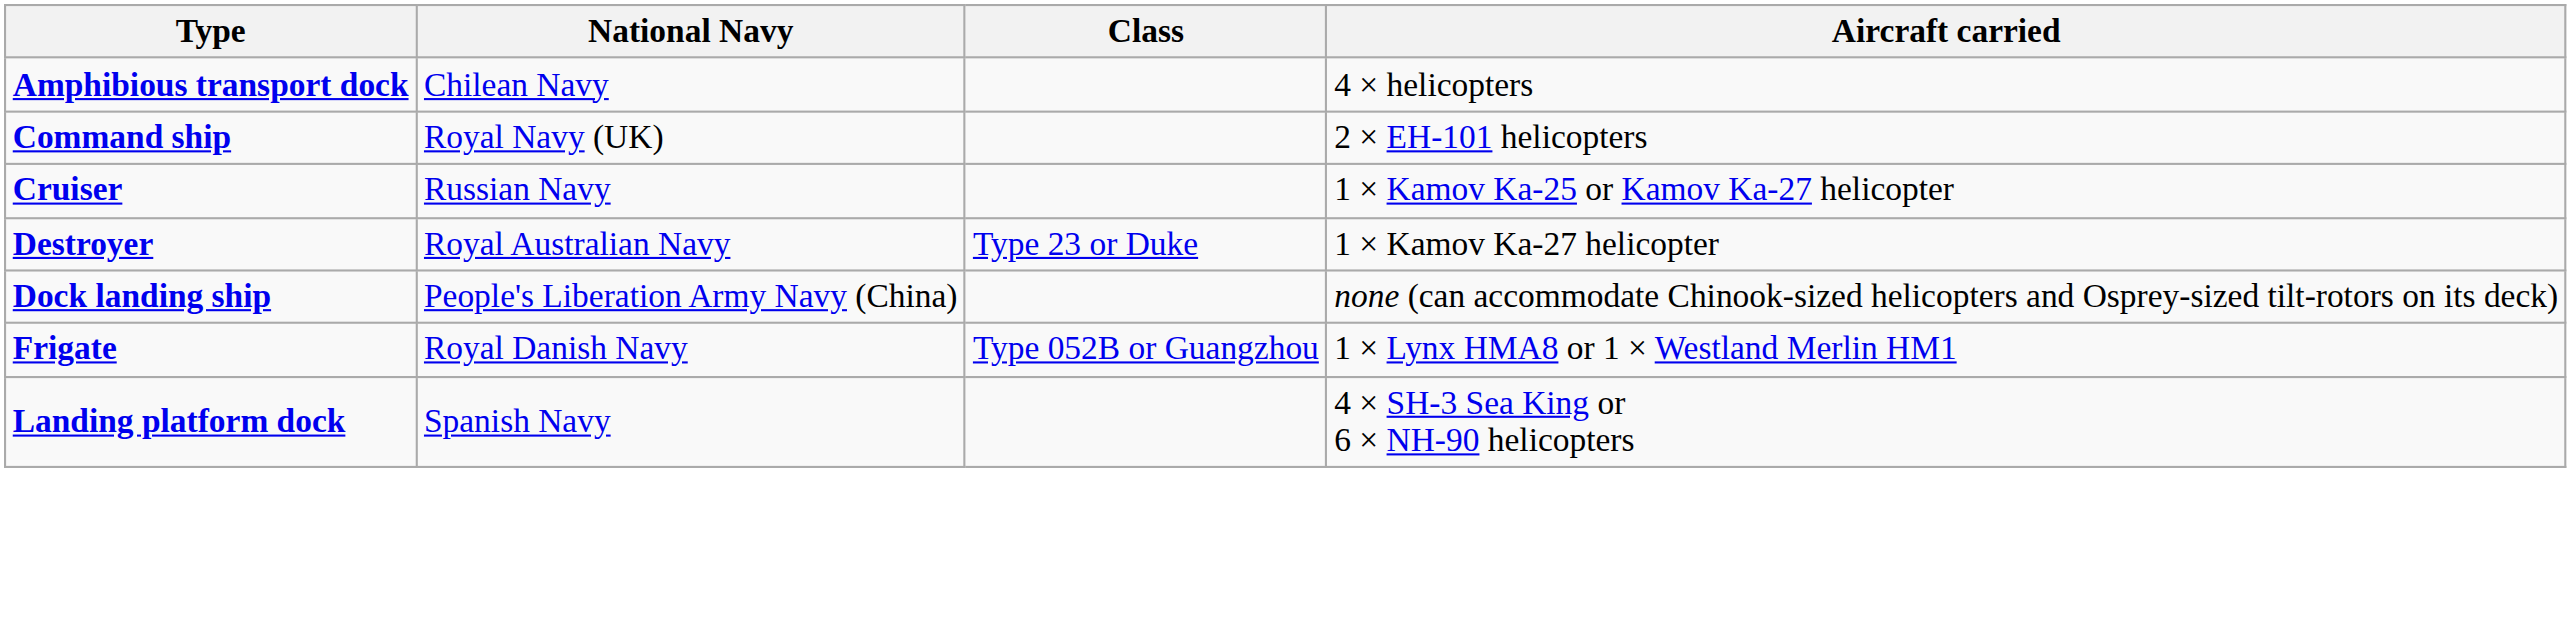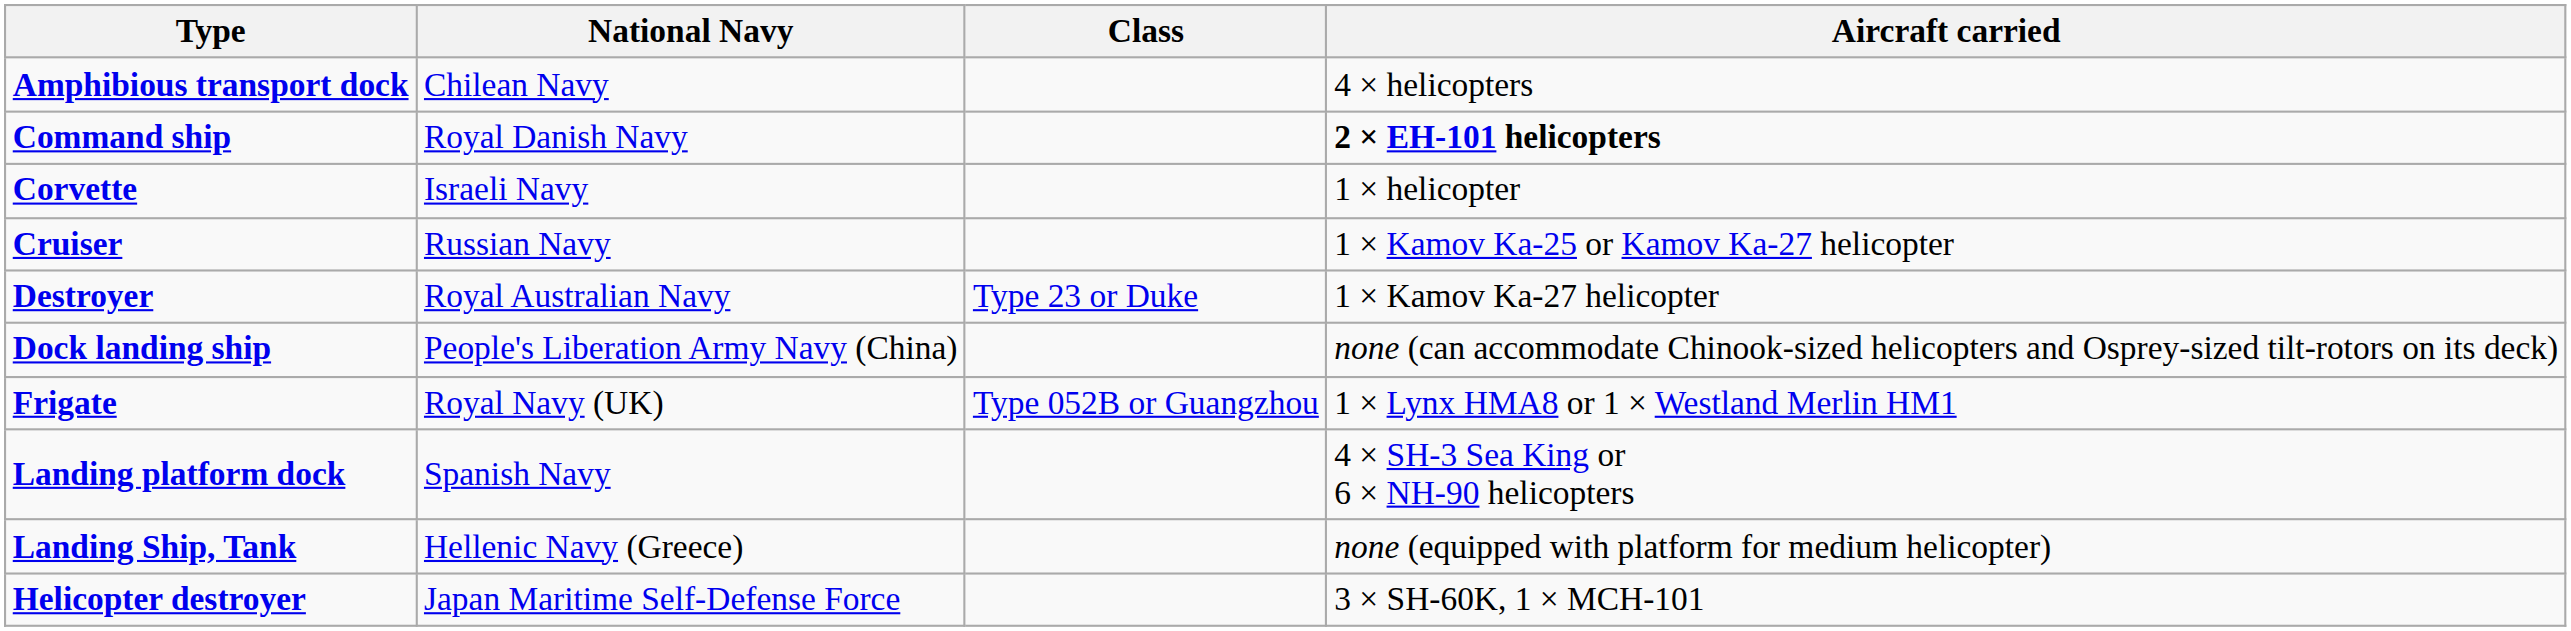(544, 137) Royal Navy (UK) -> (556, 137) Royal Danish Navy
(1491, 137) normal -> (1498, 137) bold
+ row: (75, 190)
(556, 349) Royal Danish Navy -> (544, 402) Royal Navy (UK)
+ row: (155, 545)
+ row: (159, 598)
